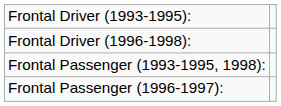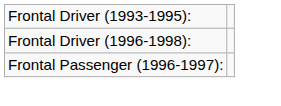- row: (137, 64)
